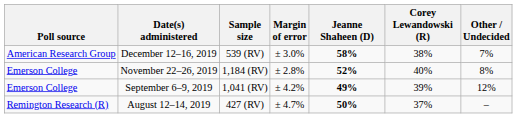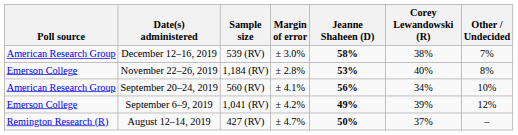(347, 71) 52% -> (348, 71) 53%
+ row: (169, 88)
